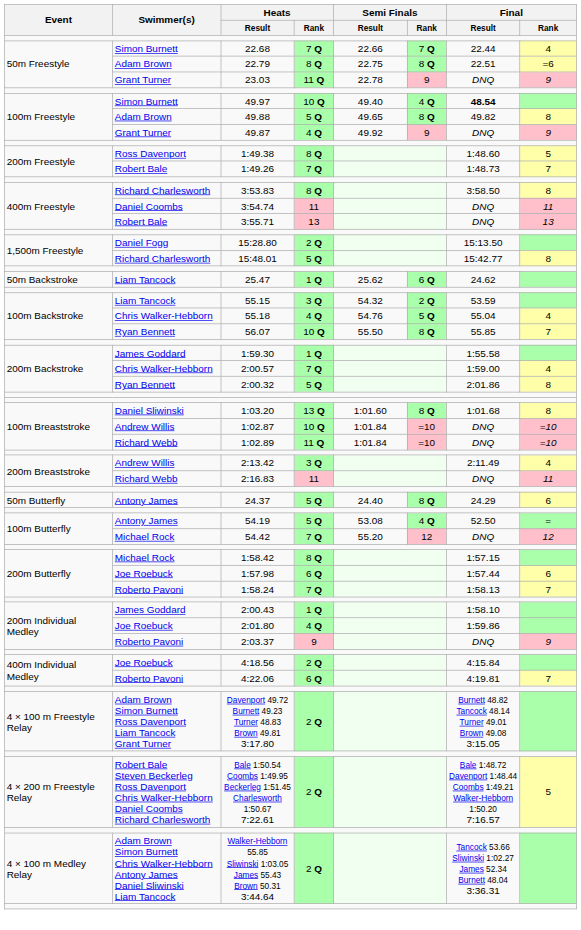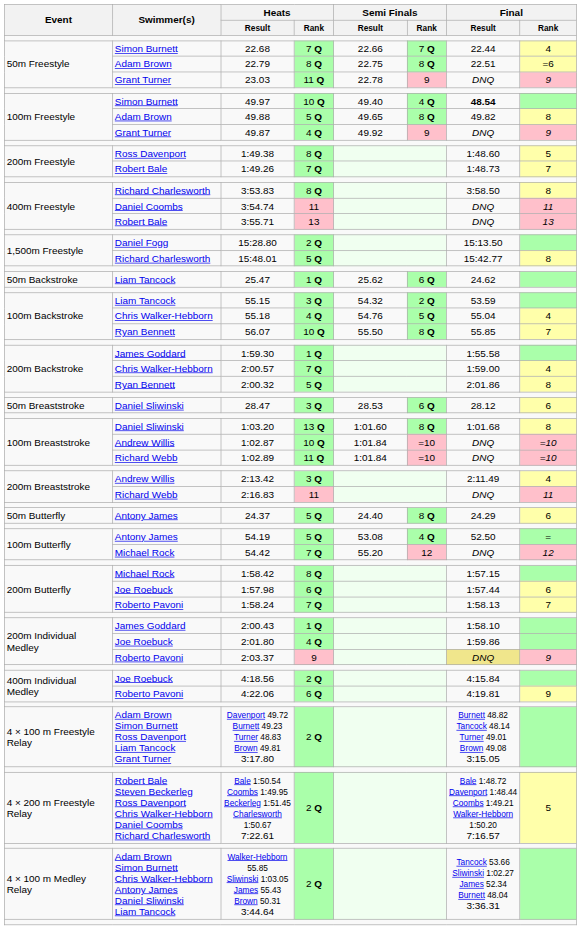+ row: (149, 406)
(483, 642) no background -> (483, 657) khaki background
(548, 679) 7 -> (548, 694) 9
